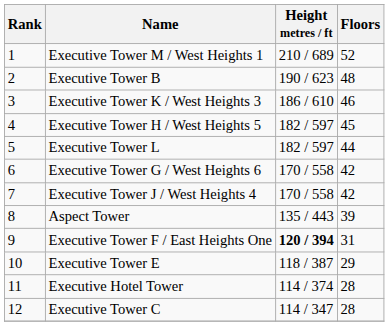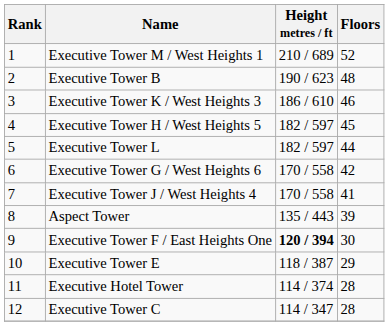(348, 194) 42 -> (348, 194) 41
(348, 240) 31 -> (348, 240) 30
